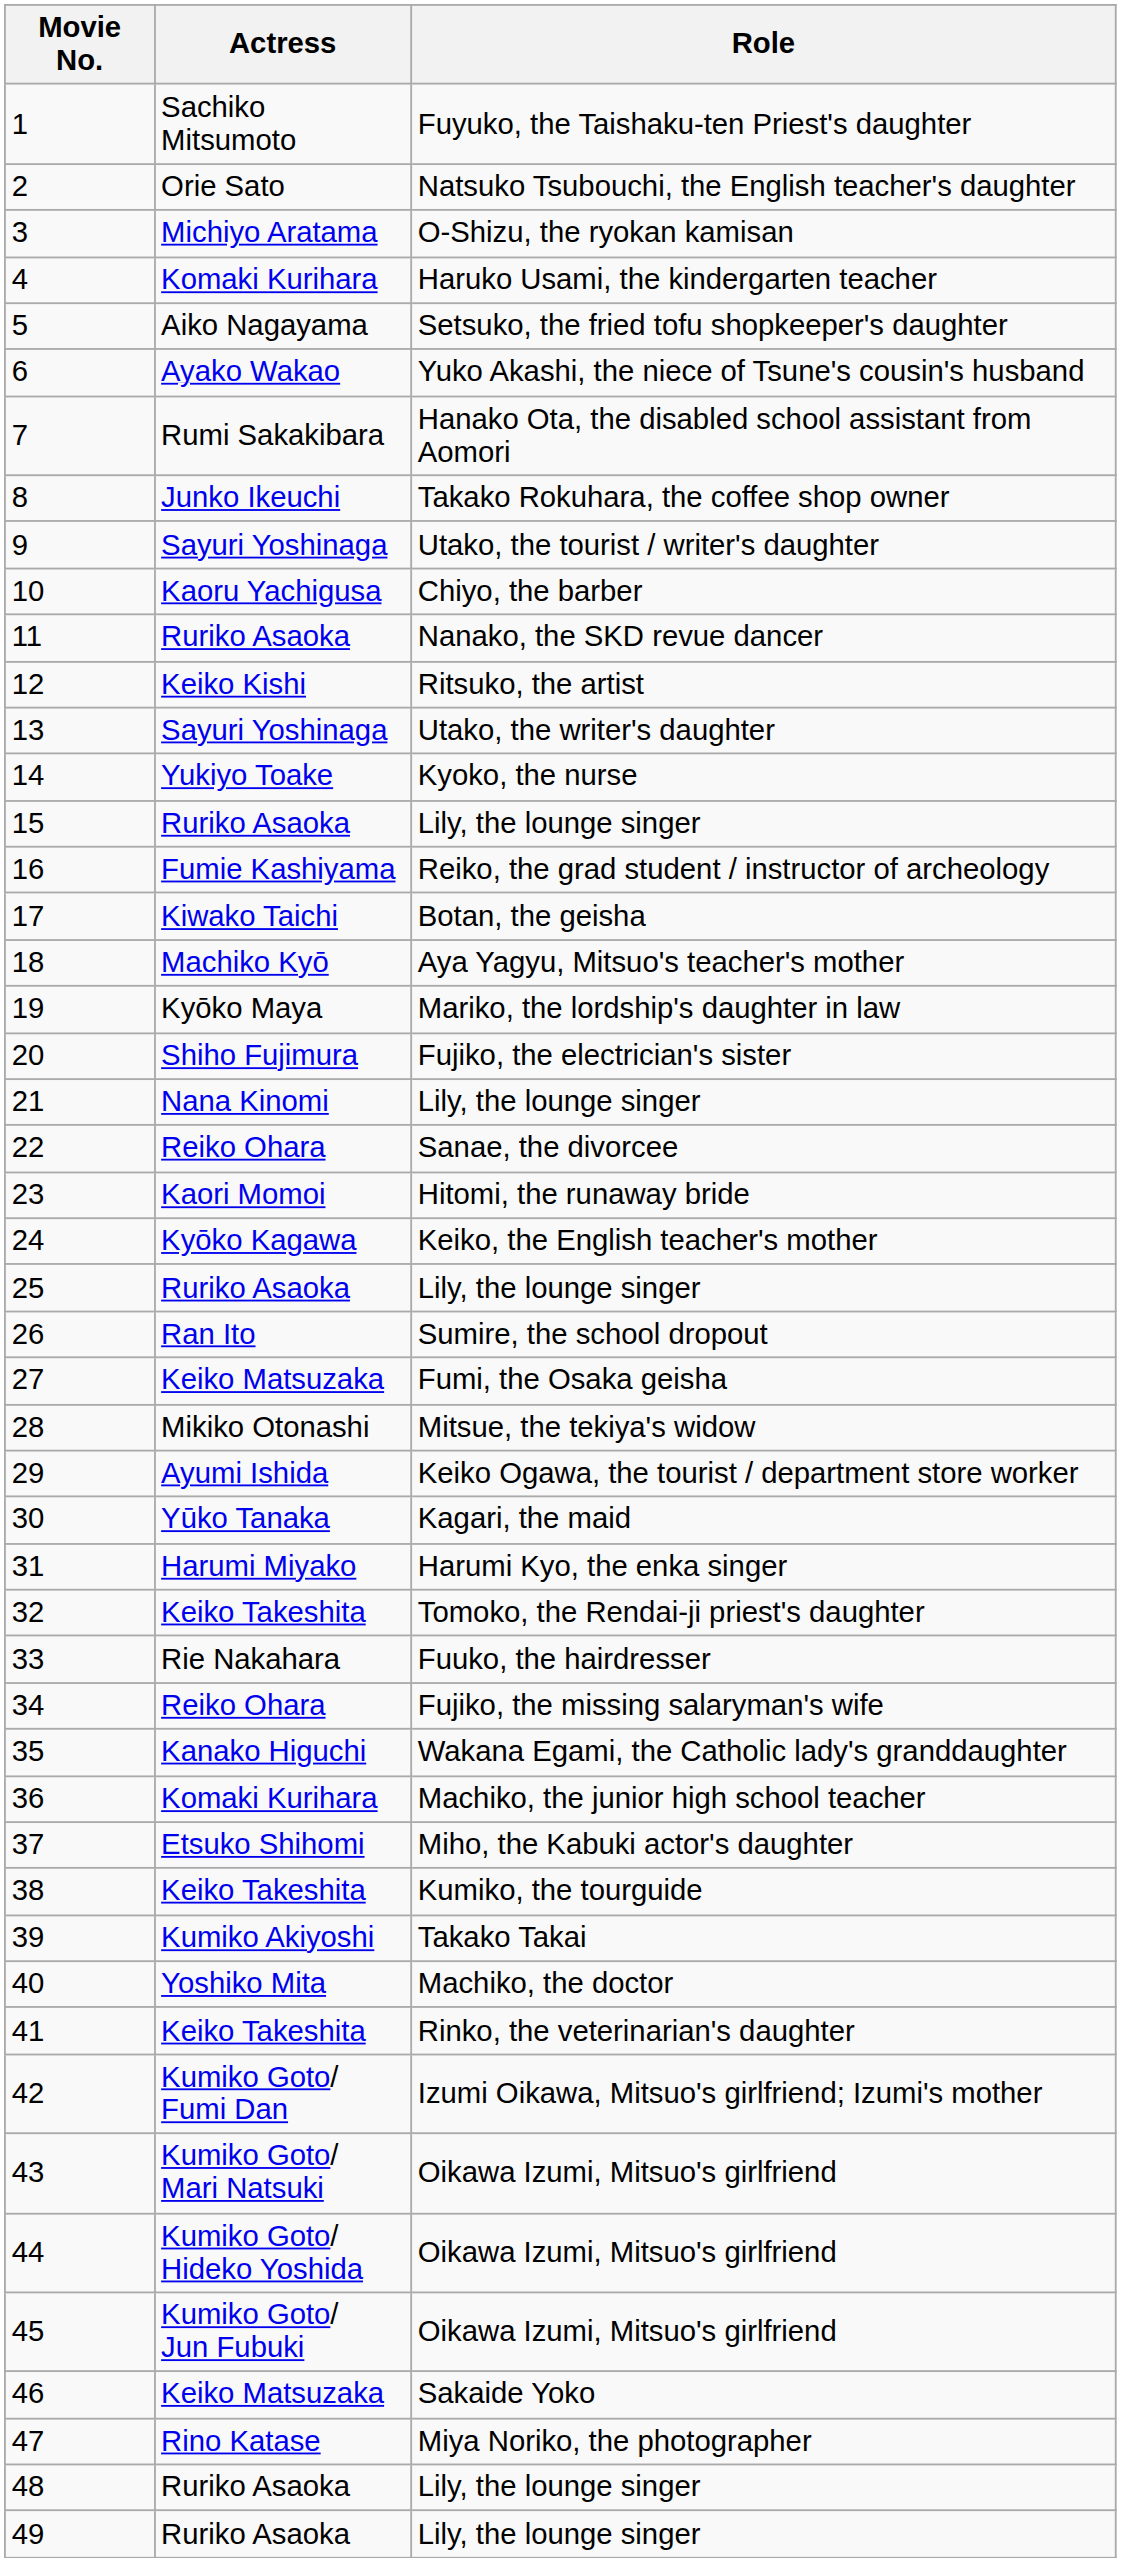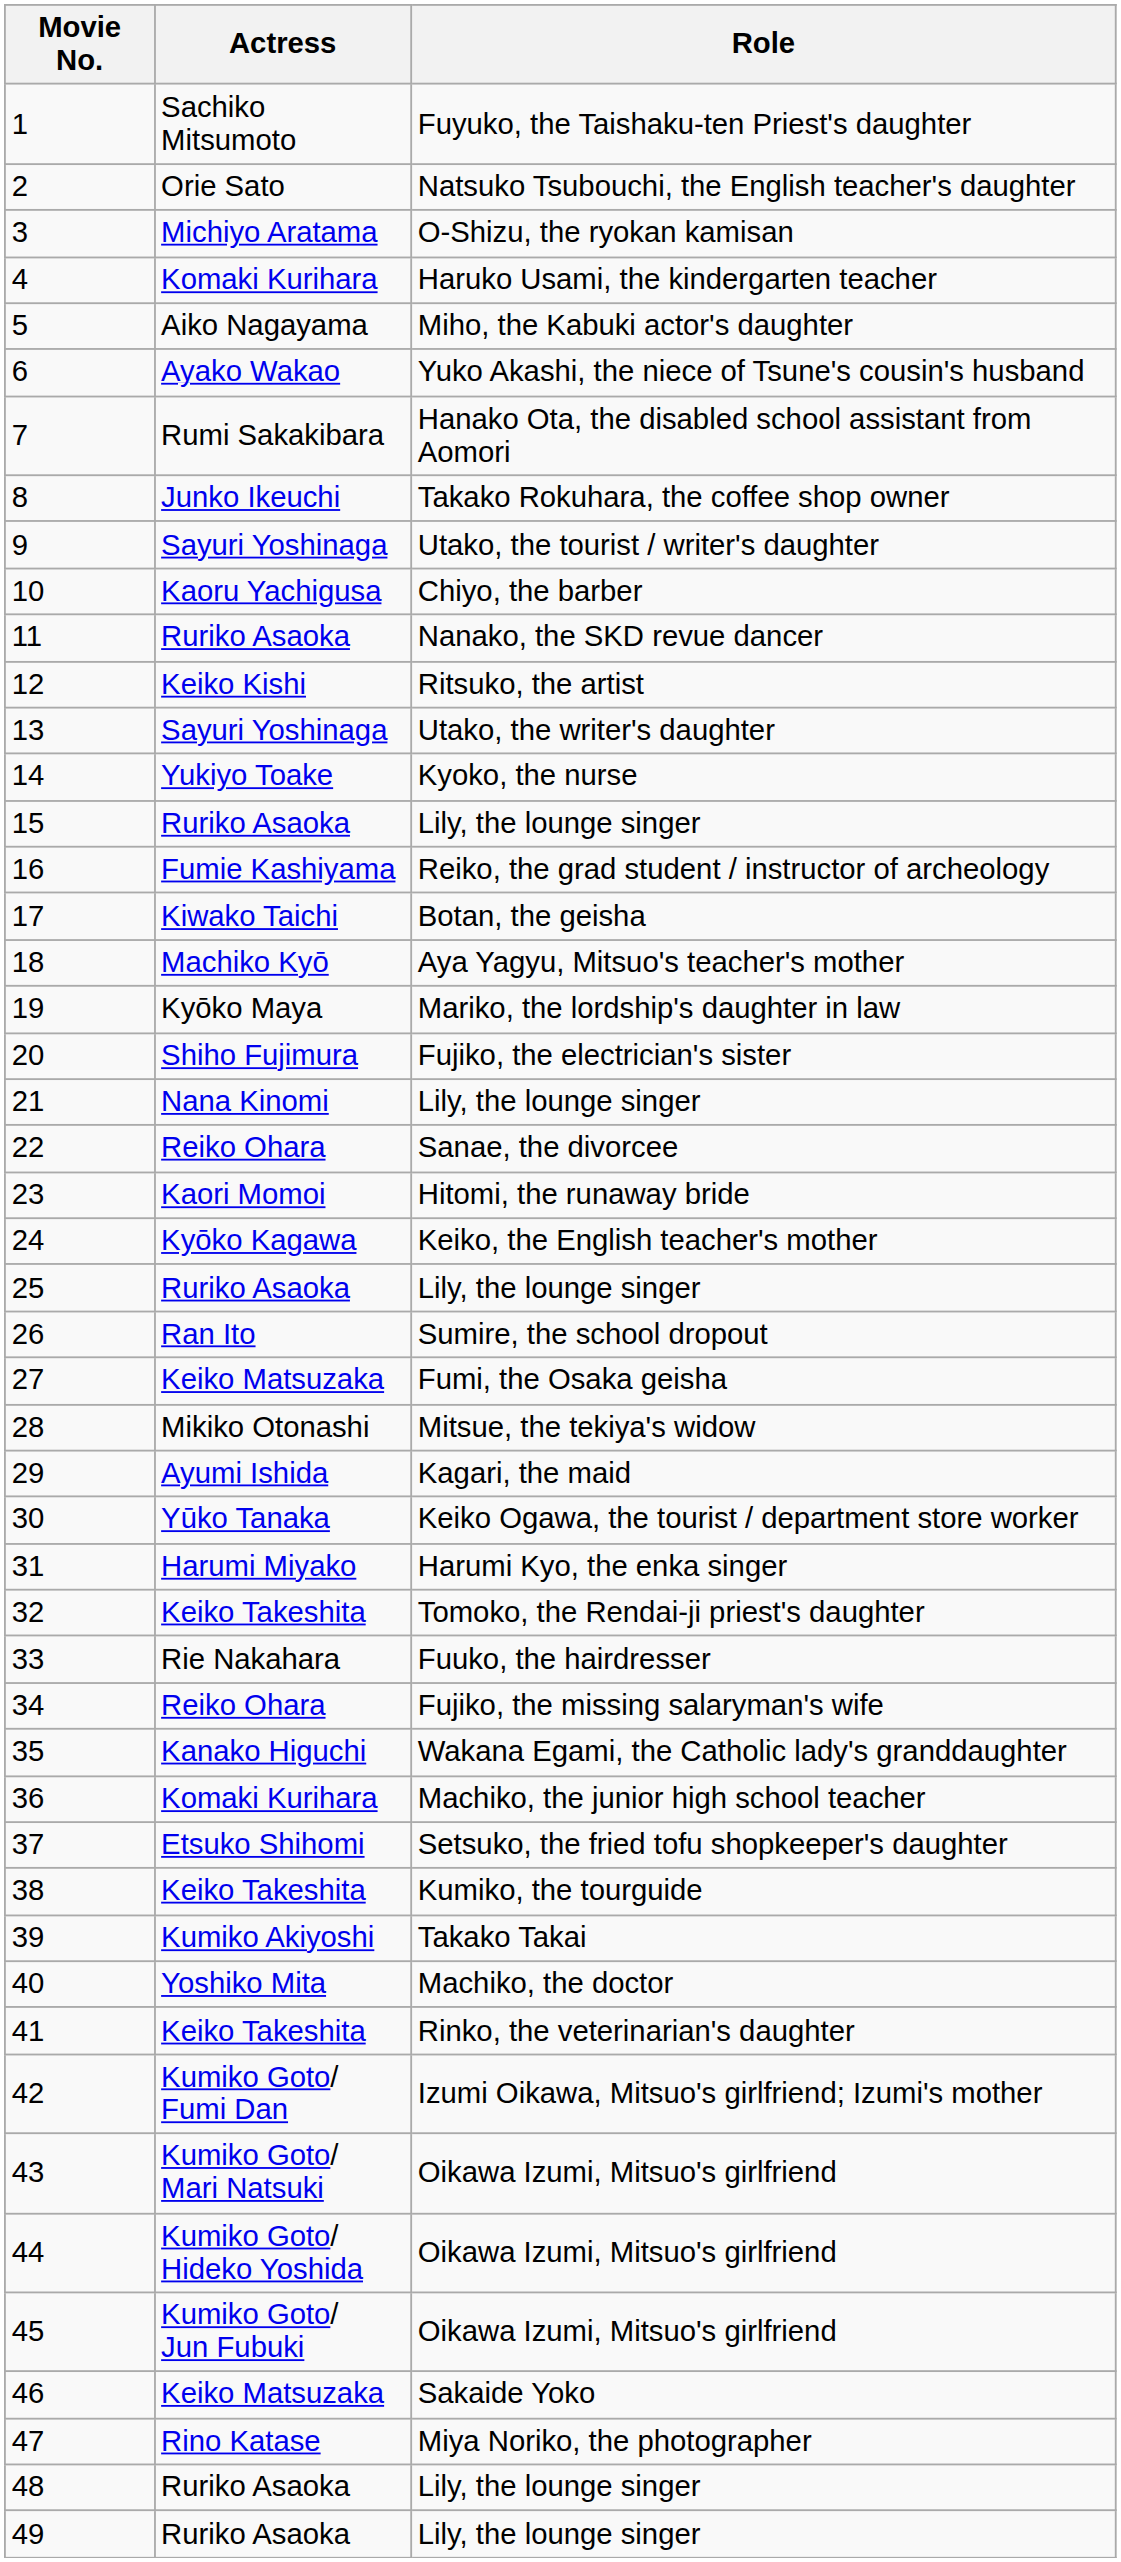(713, 325) Setsuko, the fried tofu shopkeeper's daughter -> (635, 325) Miho, the Kabuki actor's daughter
(748, 1473) Keiko Ogawa, the tourist / department store worker -> (524, 1473) Kagari, the maid
(524, 1519) Kagari, the maid -> (748, 1519) Keiko Ogawa, the tourist / department store worker
(635, 1844) Miho, the Kabuki actor's daughter -> (713, 1844) Setsuko, the fried tofu shopkeeper's daughter
